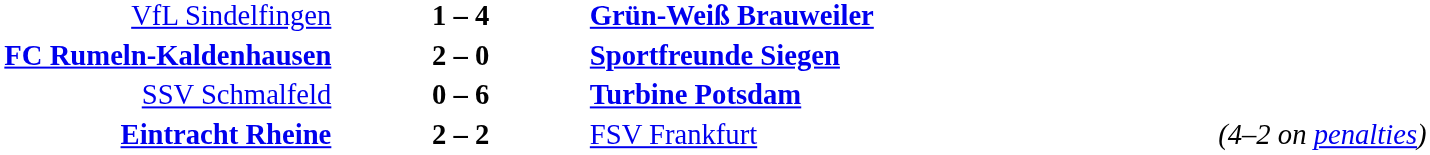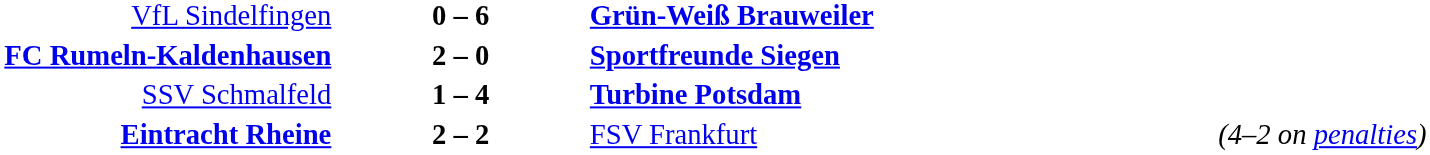(461, 15) 1 – 4 -> (461, 15) 0 – 6
(461, 94) 0 – 6 -> (461, 94) 1 – 4
